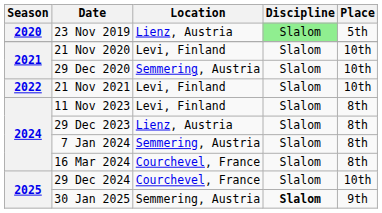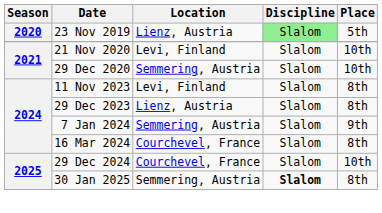- row: (92, 88)
(358, 144) 8th -> (358, 125) 9th
(358, 199) 9th -> (358, 181) 8th
